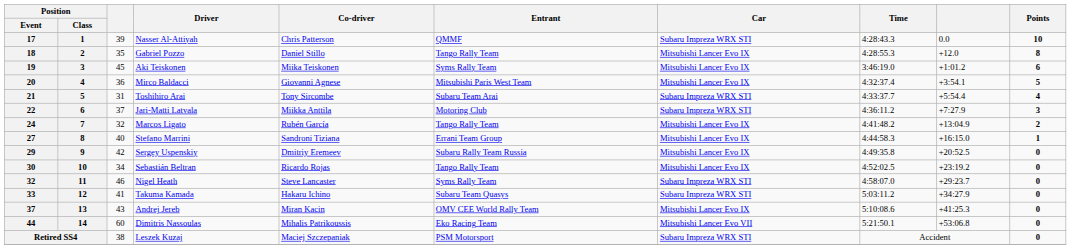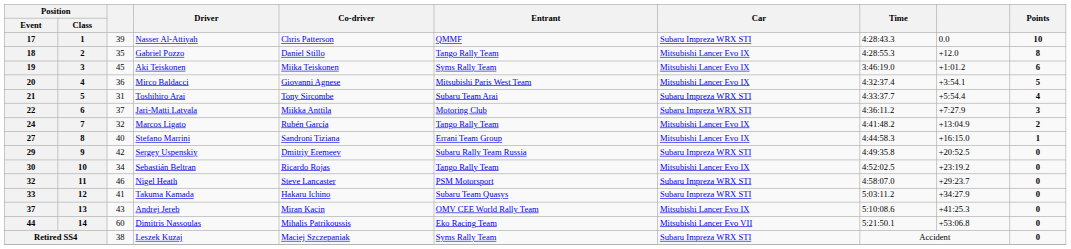(705, 152) Mitsubishi Lancer Evo IX -> (706, 152) Subaru Impreza WRX STI
(466, 180) Syms Rally Team -> (465, 180) PSM Motorsport
(465, 237) PSM Motorsport -> (466, 237) Syms Rally Team
